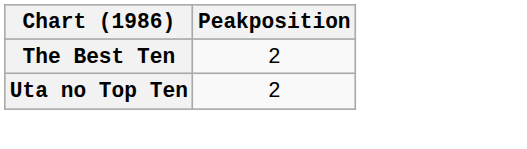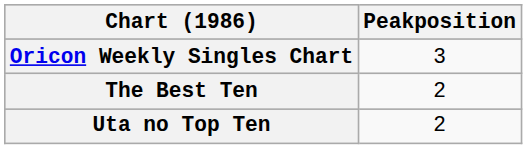+ row: (182, 57)
